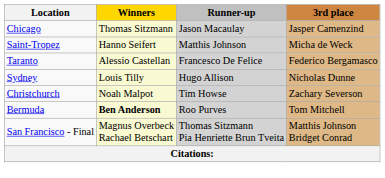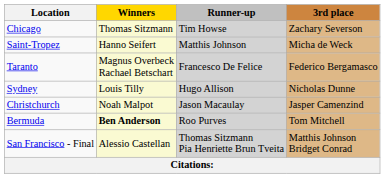(212, 28) Jason Macaulay -> (203, 28) Tim Howse
(326, 28) Jasper Camenzind -> (326, 28) Zachary Severson
(134, 61) Alessio Castellan -> (136, 67) Magnus Overbeck Rachael Betschart
(203, 93) Tim Howse -> (212, 105) Jason Macaulay
(326, 93) Zachary Severson -> (326, 105) Jasper Camenzind
(136, 132) Magnus Overbeck Rachael Betschart -> (134, 143) Alessio Castellan
